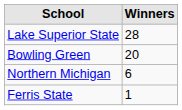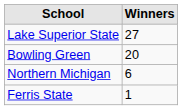(132, 34) 28 -> (132, 34) 27
